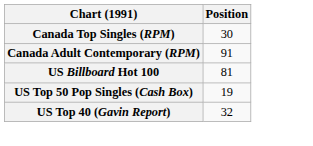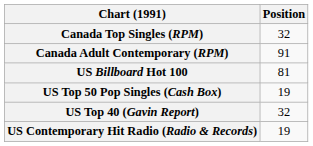(227, 33) 30 -> (284, 33) 32
+ row: (132, 131)
